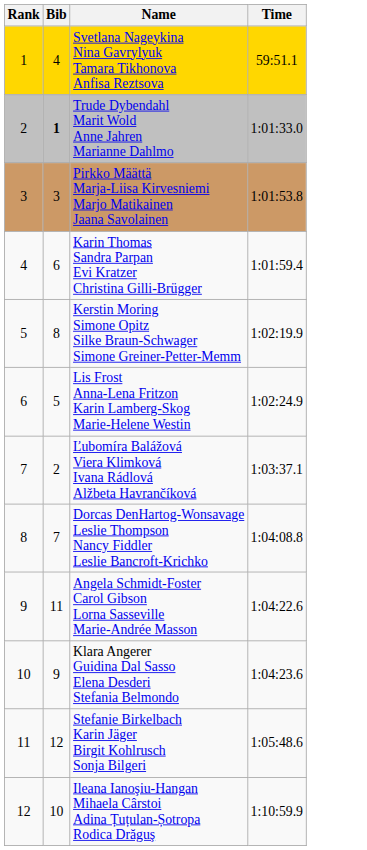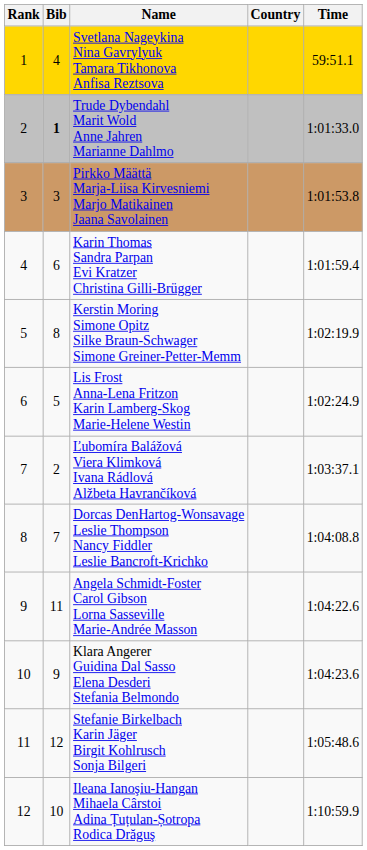+ column: (275, 15)
